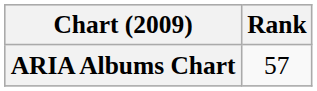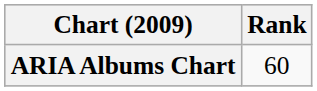(277, 65) 57 -> (277, 65) 60
